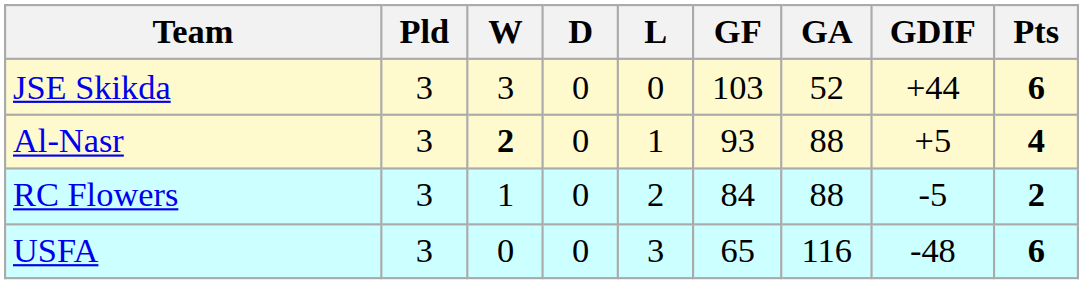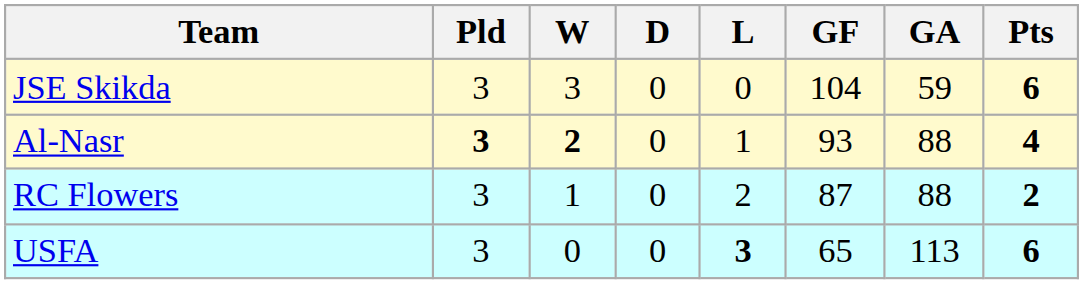- column: (933, 31)
(738, 86) 103 -> (835, 86) 104
(827, 86) 52 -> (935, 86) 59
(424, 140) normal -> (481, 140) bold
(738, 195) 84 -> (835, 195) 87
(656, 250) normal -> (743, 250) bold
(827, 250) 116 -> (935, 250) 113
